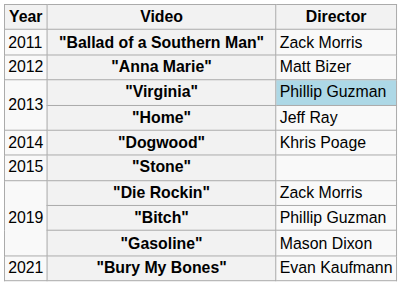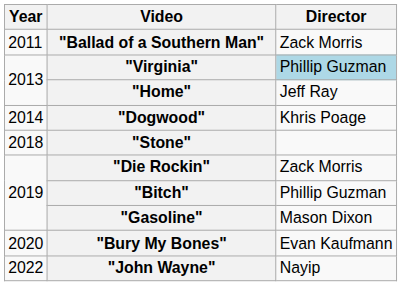- row: (162, 67)
(26, 167) 2015 -> (26, 142) 2018
(26, 268) 2021 -> (26, 243) 2020
+ row: (162, 268)
